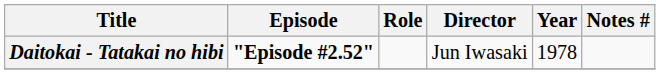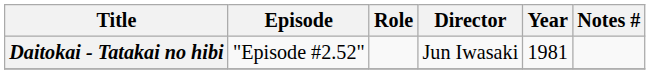(303, 52) bold -> (299, 52) normal
(557, 52) 1978 -> (548, 52) 1981
